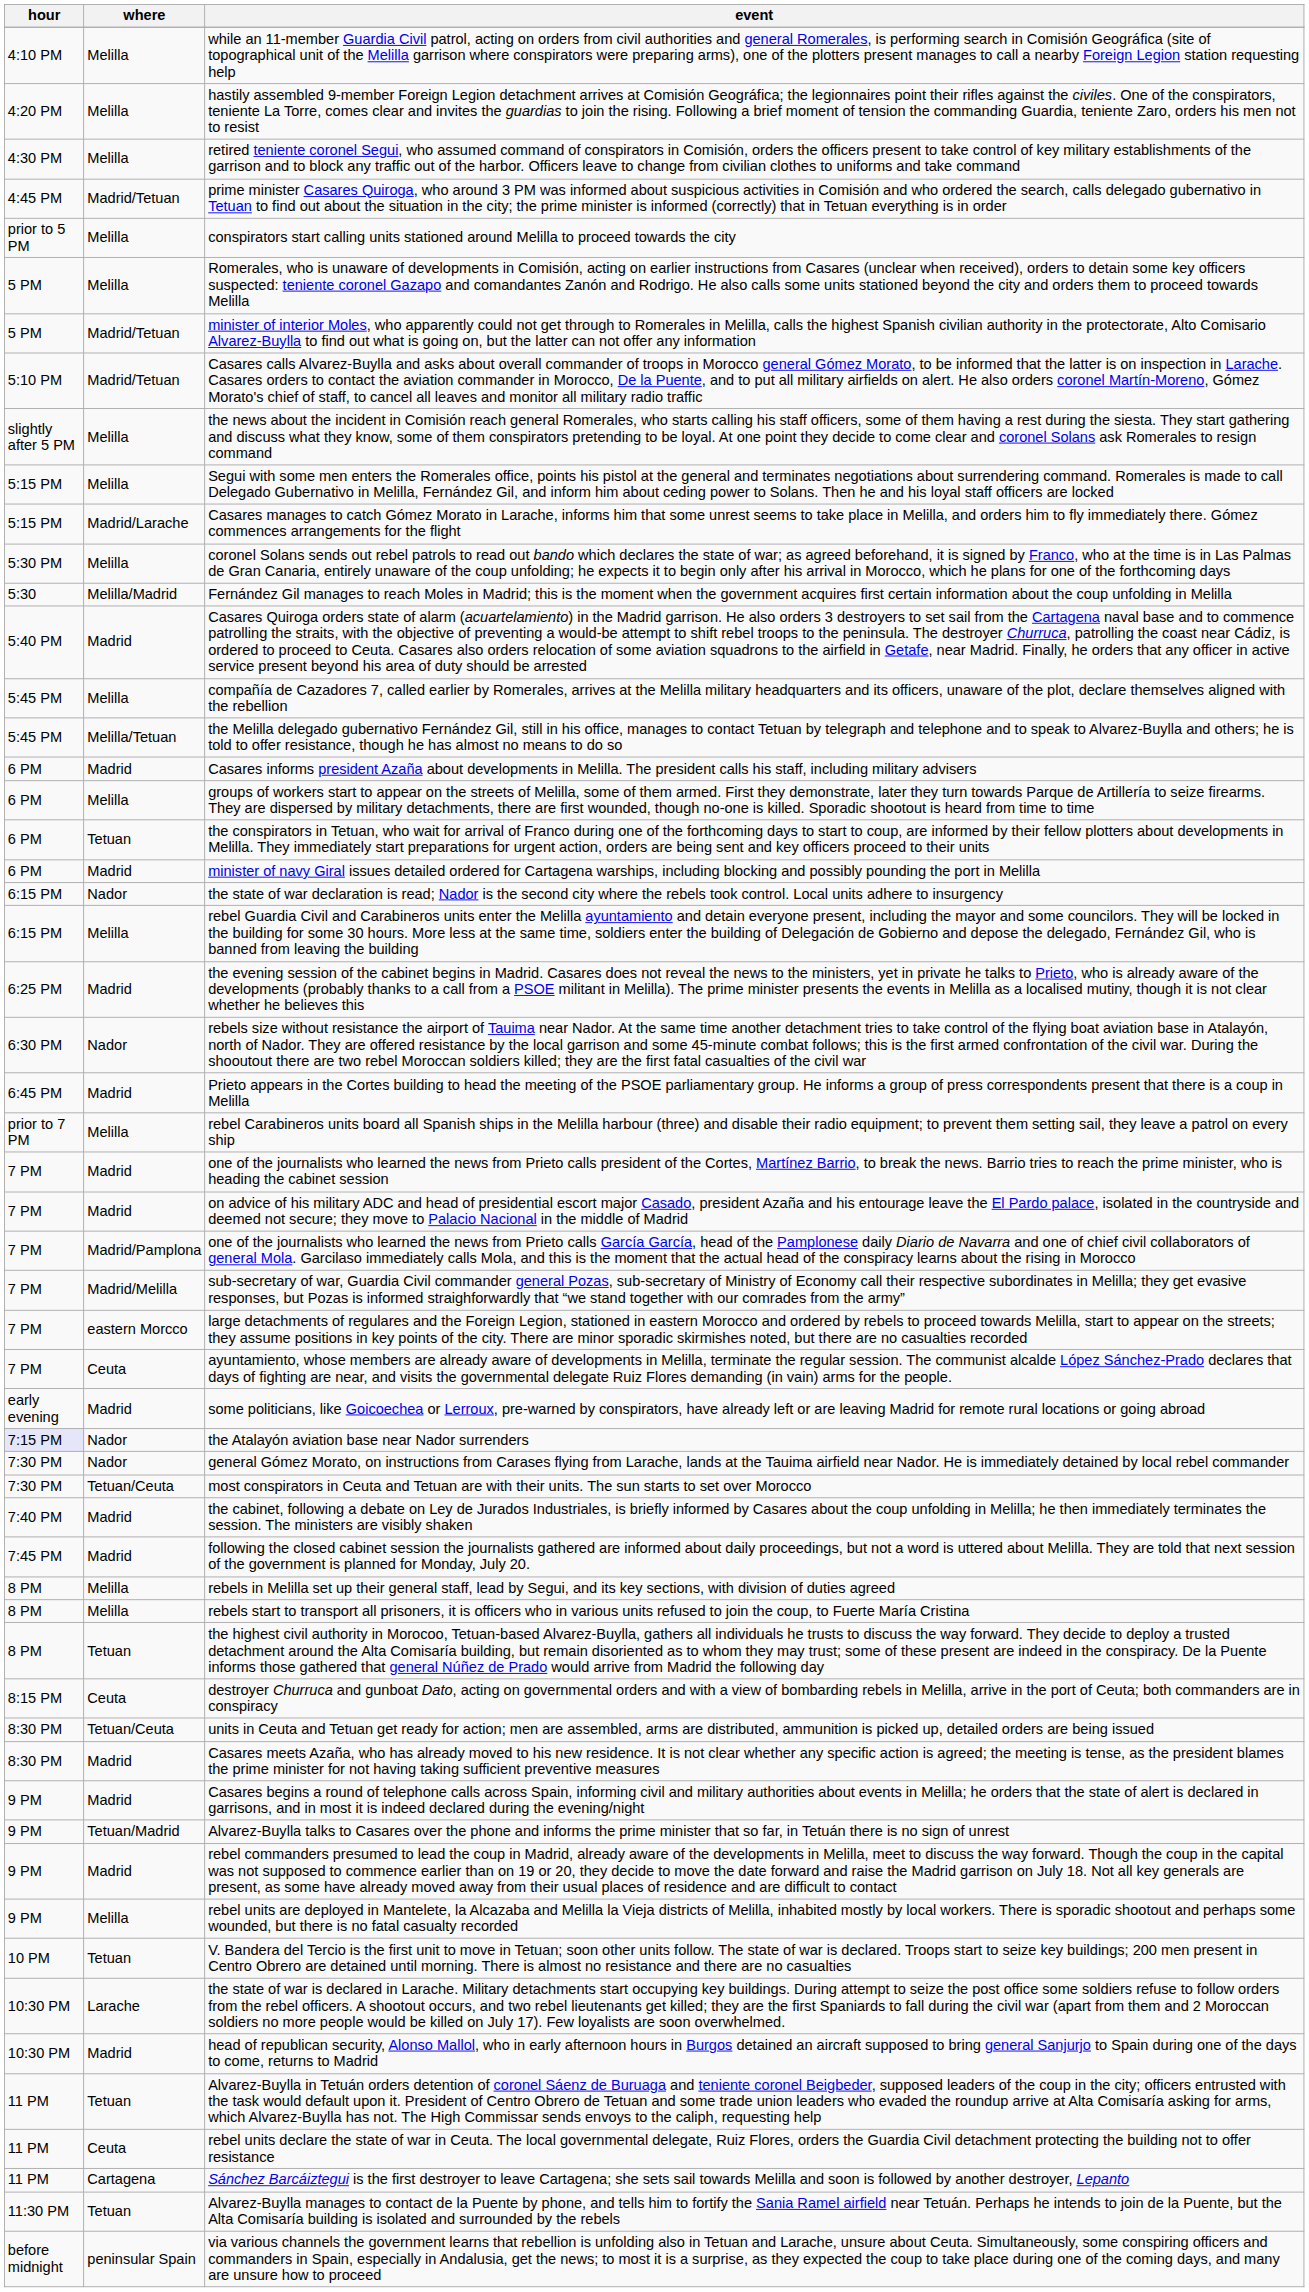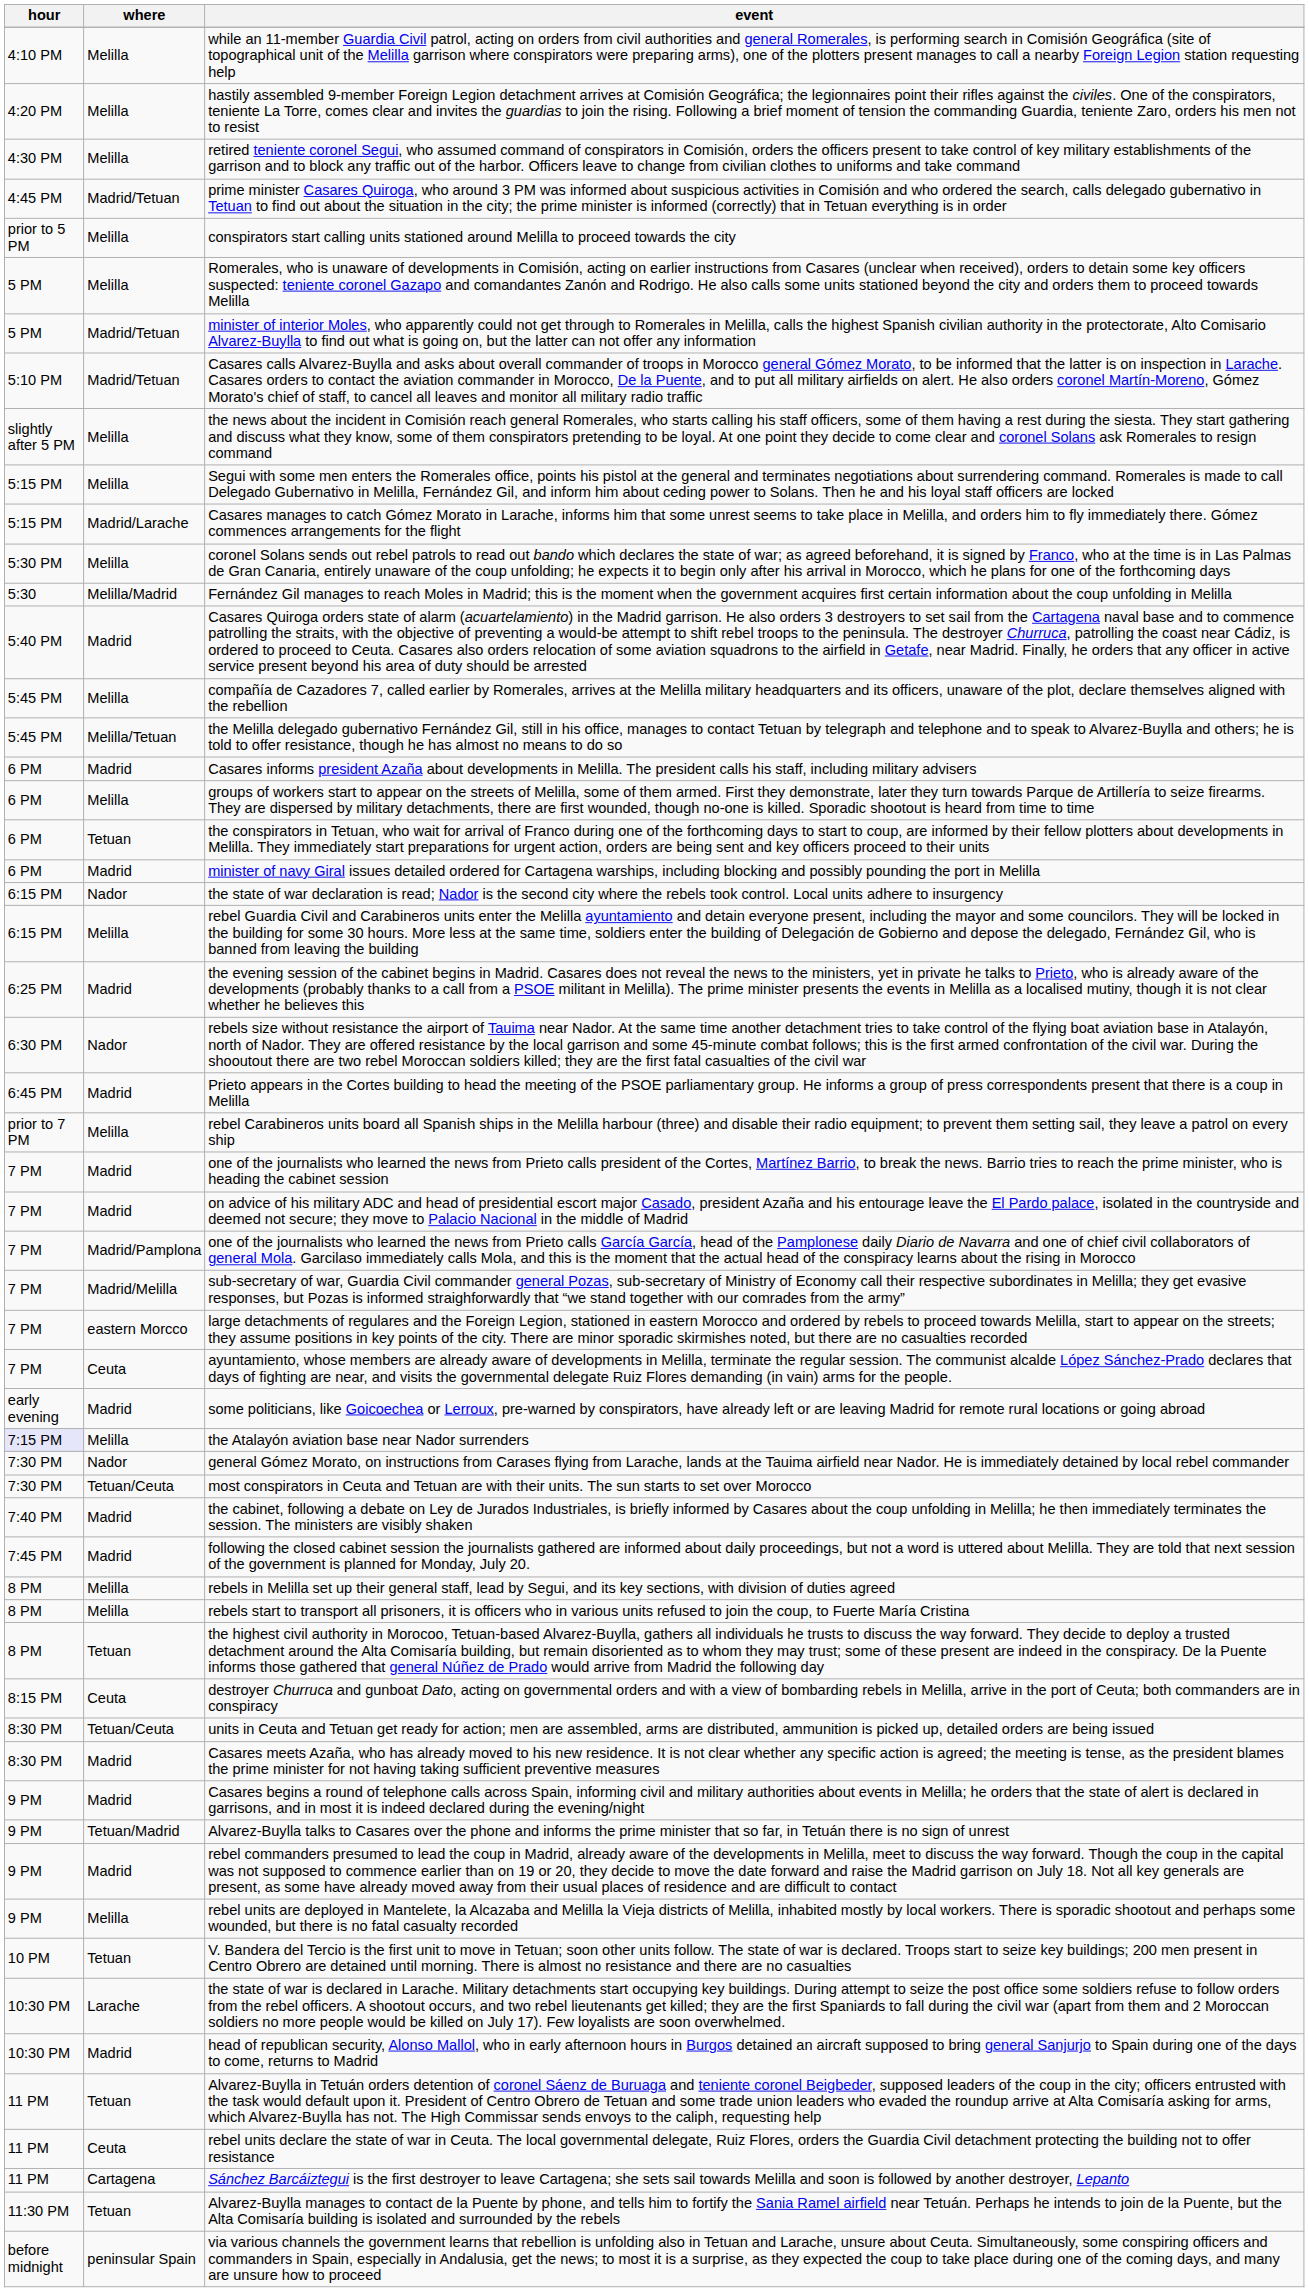(107, 1439) Nador -> (108, 1439) Melilla
